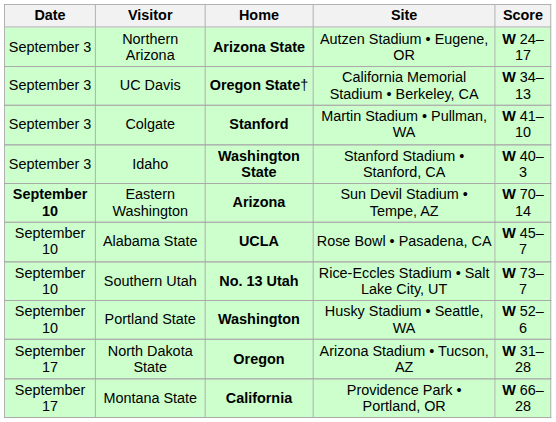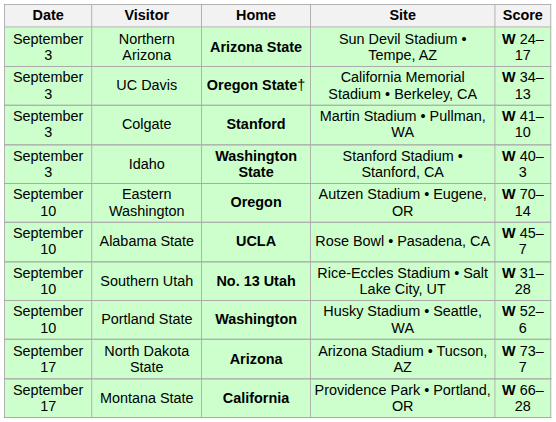(404, 46) Autzen Stadium • Eugene, OR -> (403, 46) Sun Devil Stadium • Tempe, AZ
(50, 203) bold -> (48, 203) normal
(259, 203) Arizona -> (256, 203) Oregon
(404, 203) Sun Devil Stadium • Tempe, AZ -> (403, 203) Autzen Stadium • Eugene, OR
(523, 281) W 73–7 -> (523, 281) W 31–28
(259, 359) Oregon -> (256, 359) Arizona
(523, 359) W 31–28 -> (523, 359) W 73–7
